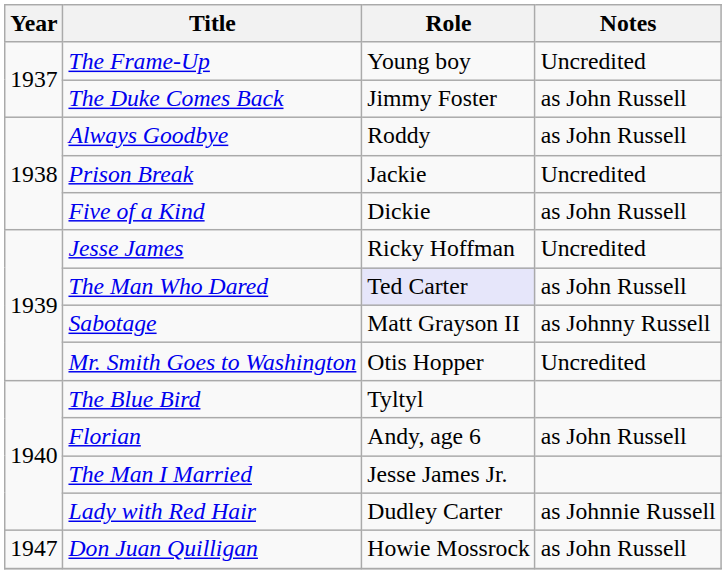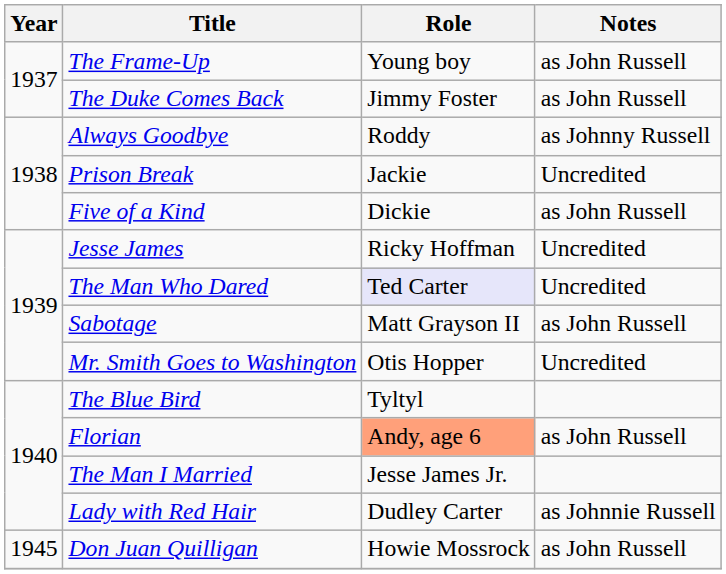(593, 60) Uncredited -> (614, 60) as John Russell
(614, 135) as John Russell -> (626, 135) as Johnny Russell
(614, 286) as John Russell -> (593, 286) Uncredited
(626, 323) as Johnny Russell -> (614, 323) as John Russell
(424, 436) no background -> (424, 436) lightsalmon background
(34, 549) 1947 -> (34, 549) 1945
